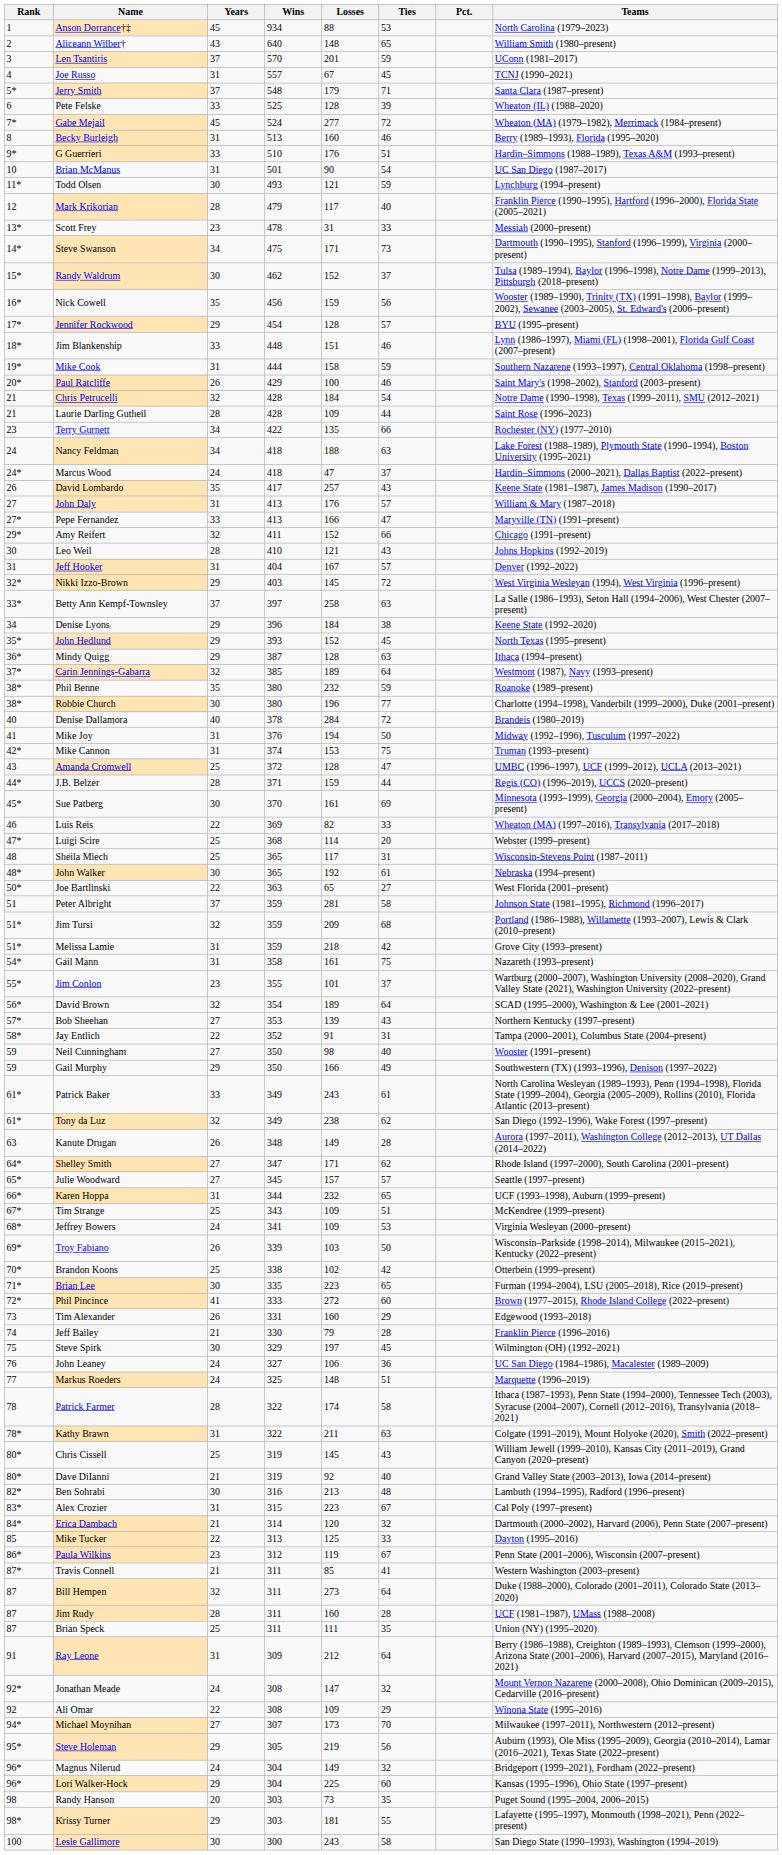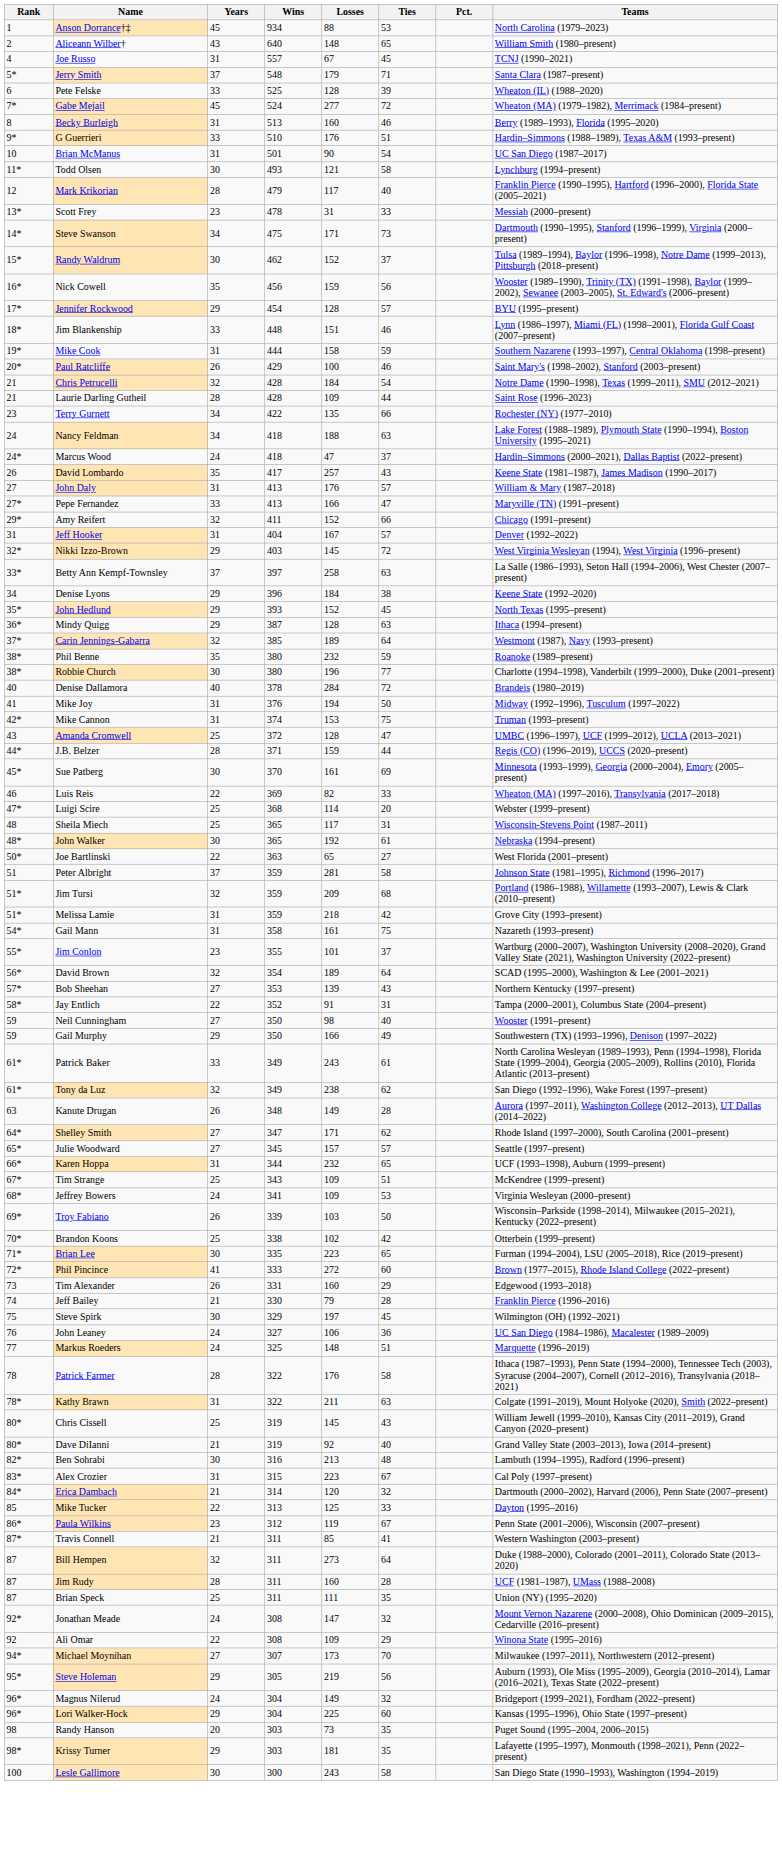- row: (81, 59)
(386, 185) 59 -> (386, 169) 58
- row: (74, 551)
(331, 1406) 174 -> (331, 1375) 176
- row: (77, 1656)
(386, 1820) 55 -> (386, 1751) 35
